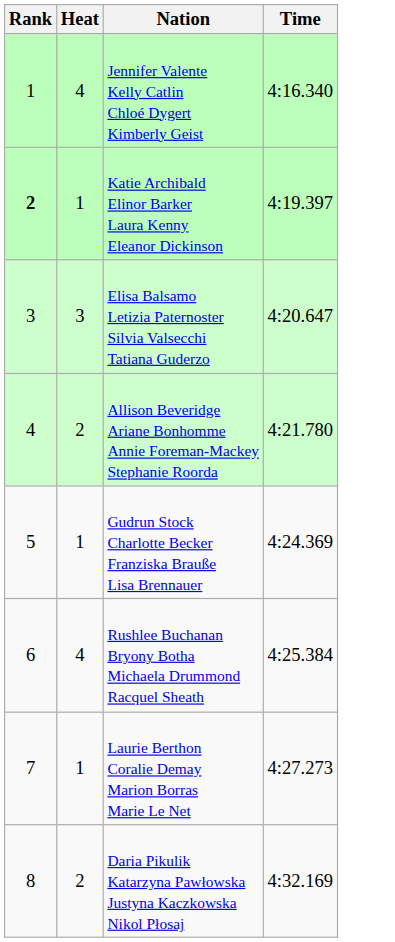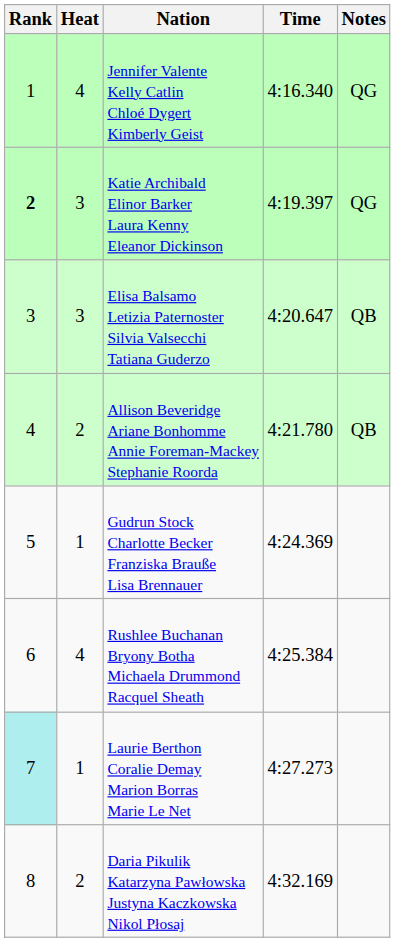+ column: (364, 19)
(80, 203) 1 -> (80, 203) 3
(31, 768) no background -> (31, 768) paleturquoise background
